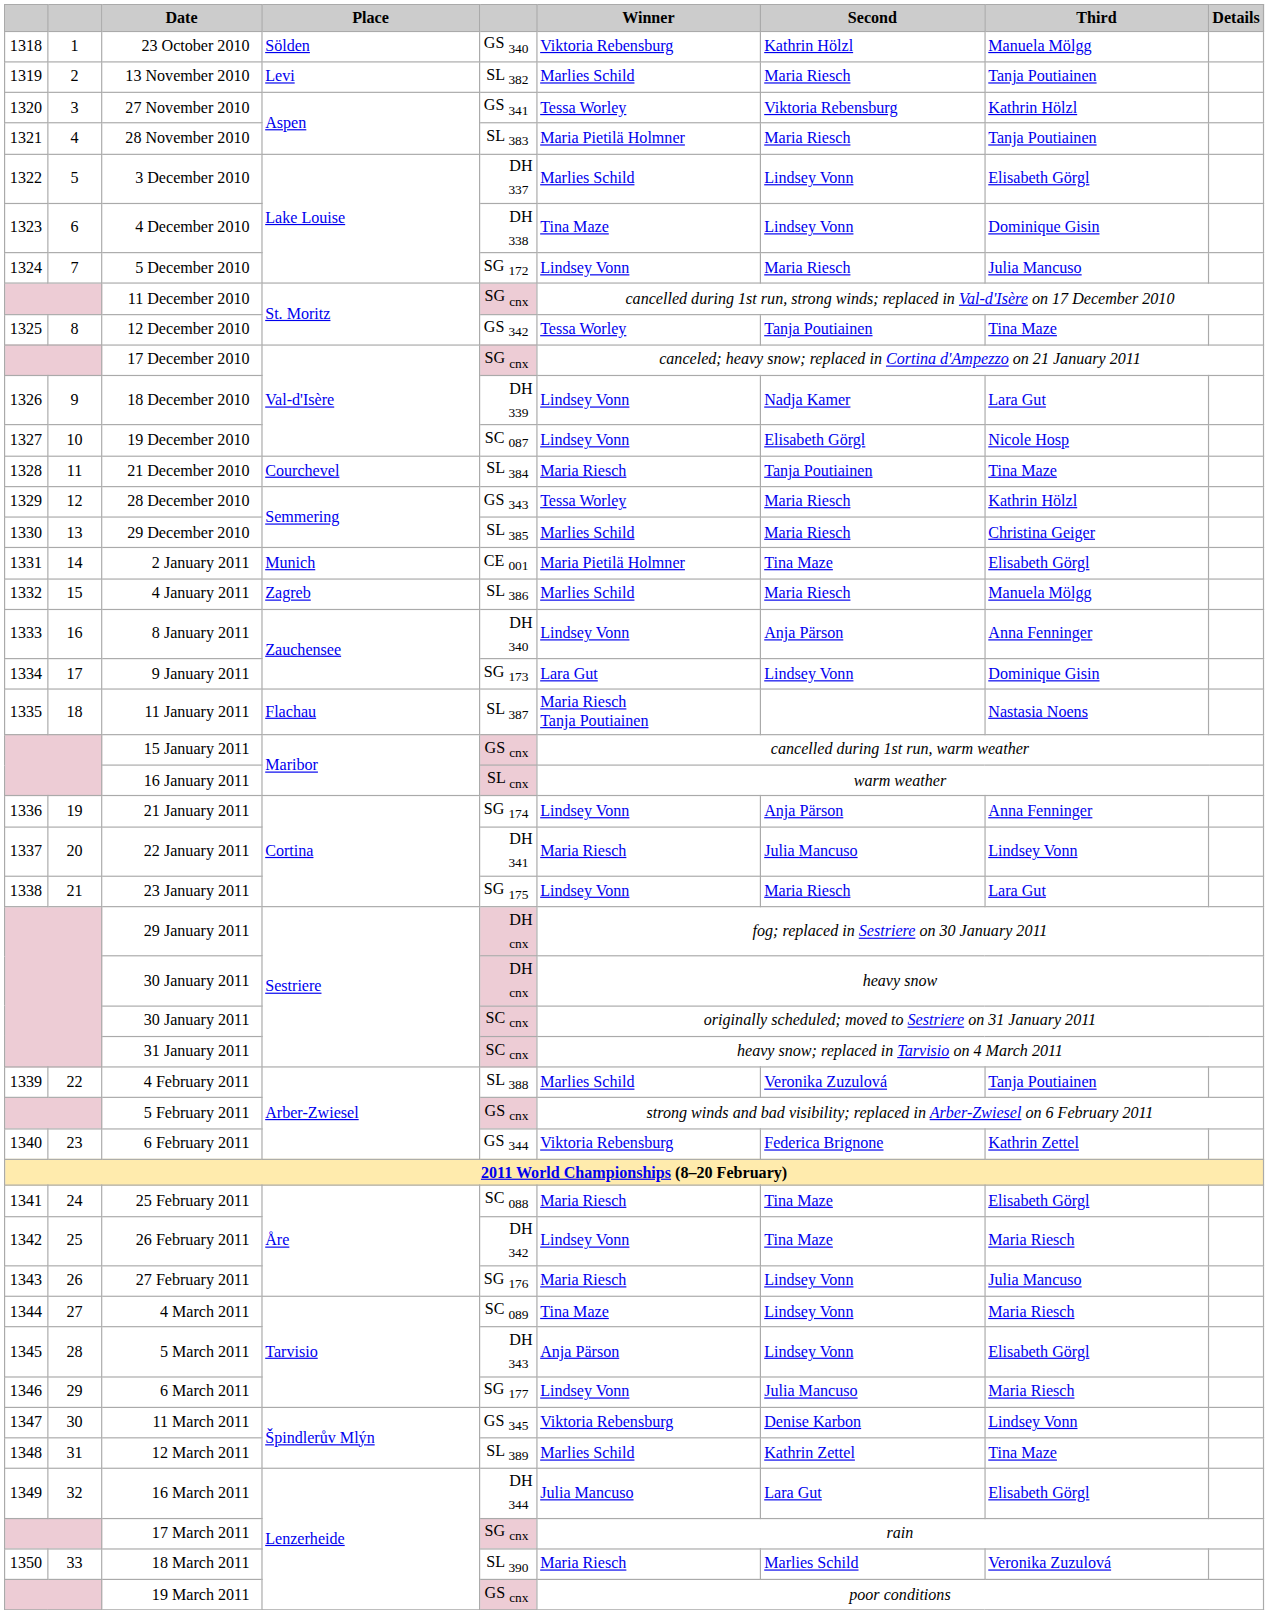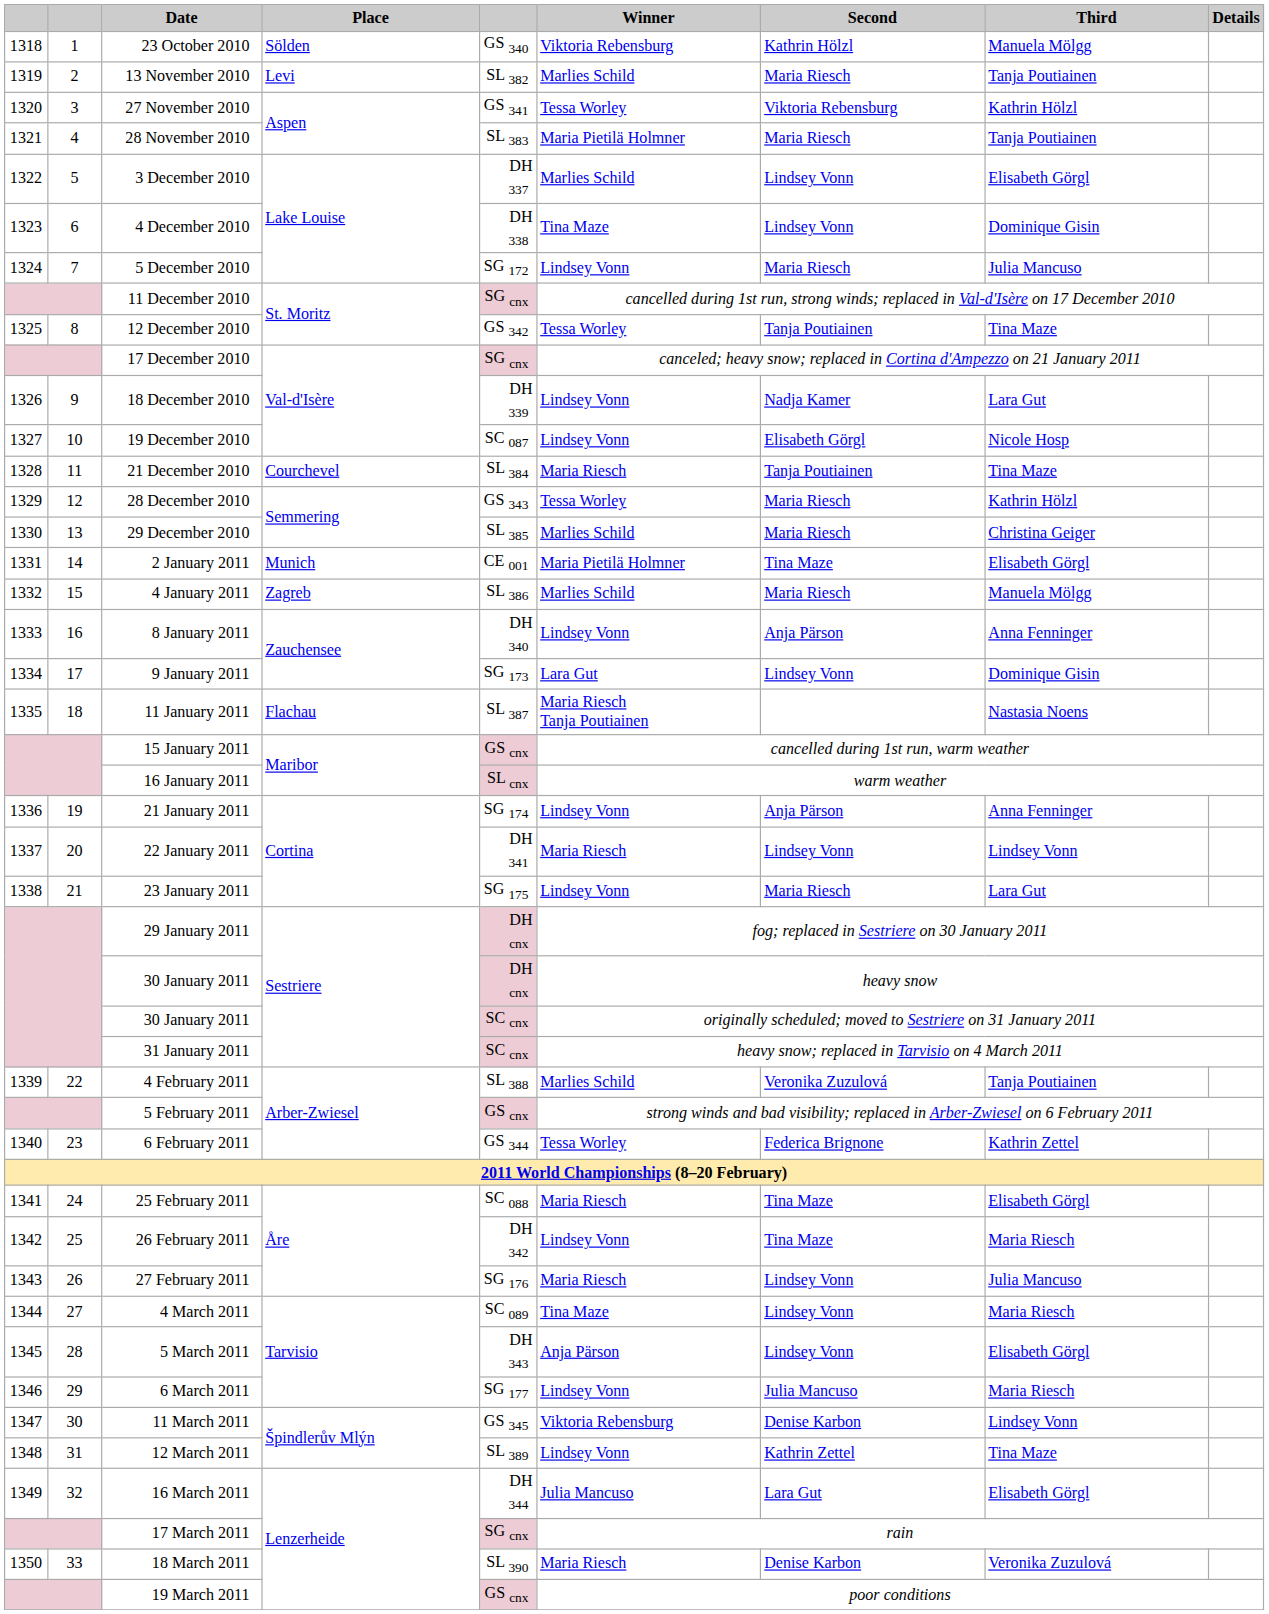(811, 850) Julia Mancuso -> (809, 850) Lindsey Vonn
(607, 1143) Viktoria Rebensburg -> (583, 1143) Tessa Worley
(587, 1452) Marlies Schild -> (585, 1452) Lindsey Vonn
(811, 1563) Marlies Schild -> (813, 1563) Denise Karbon
